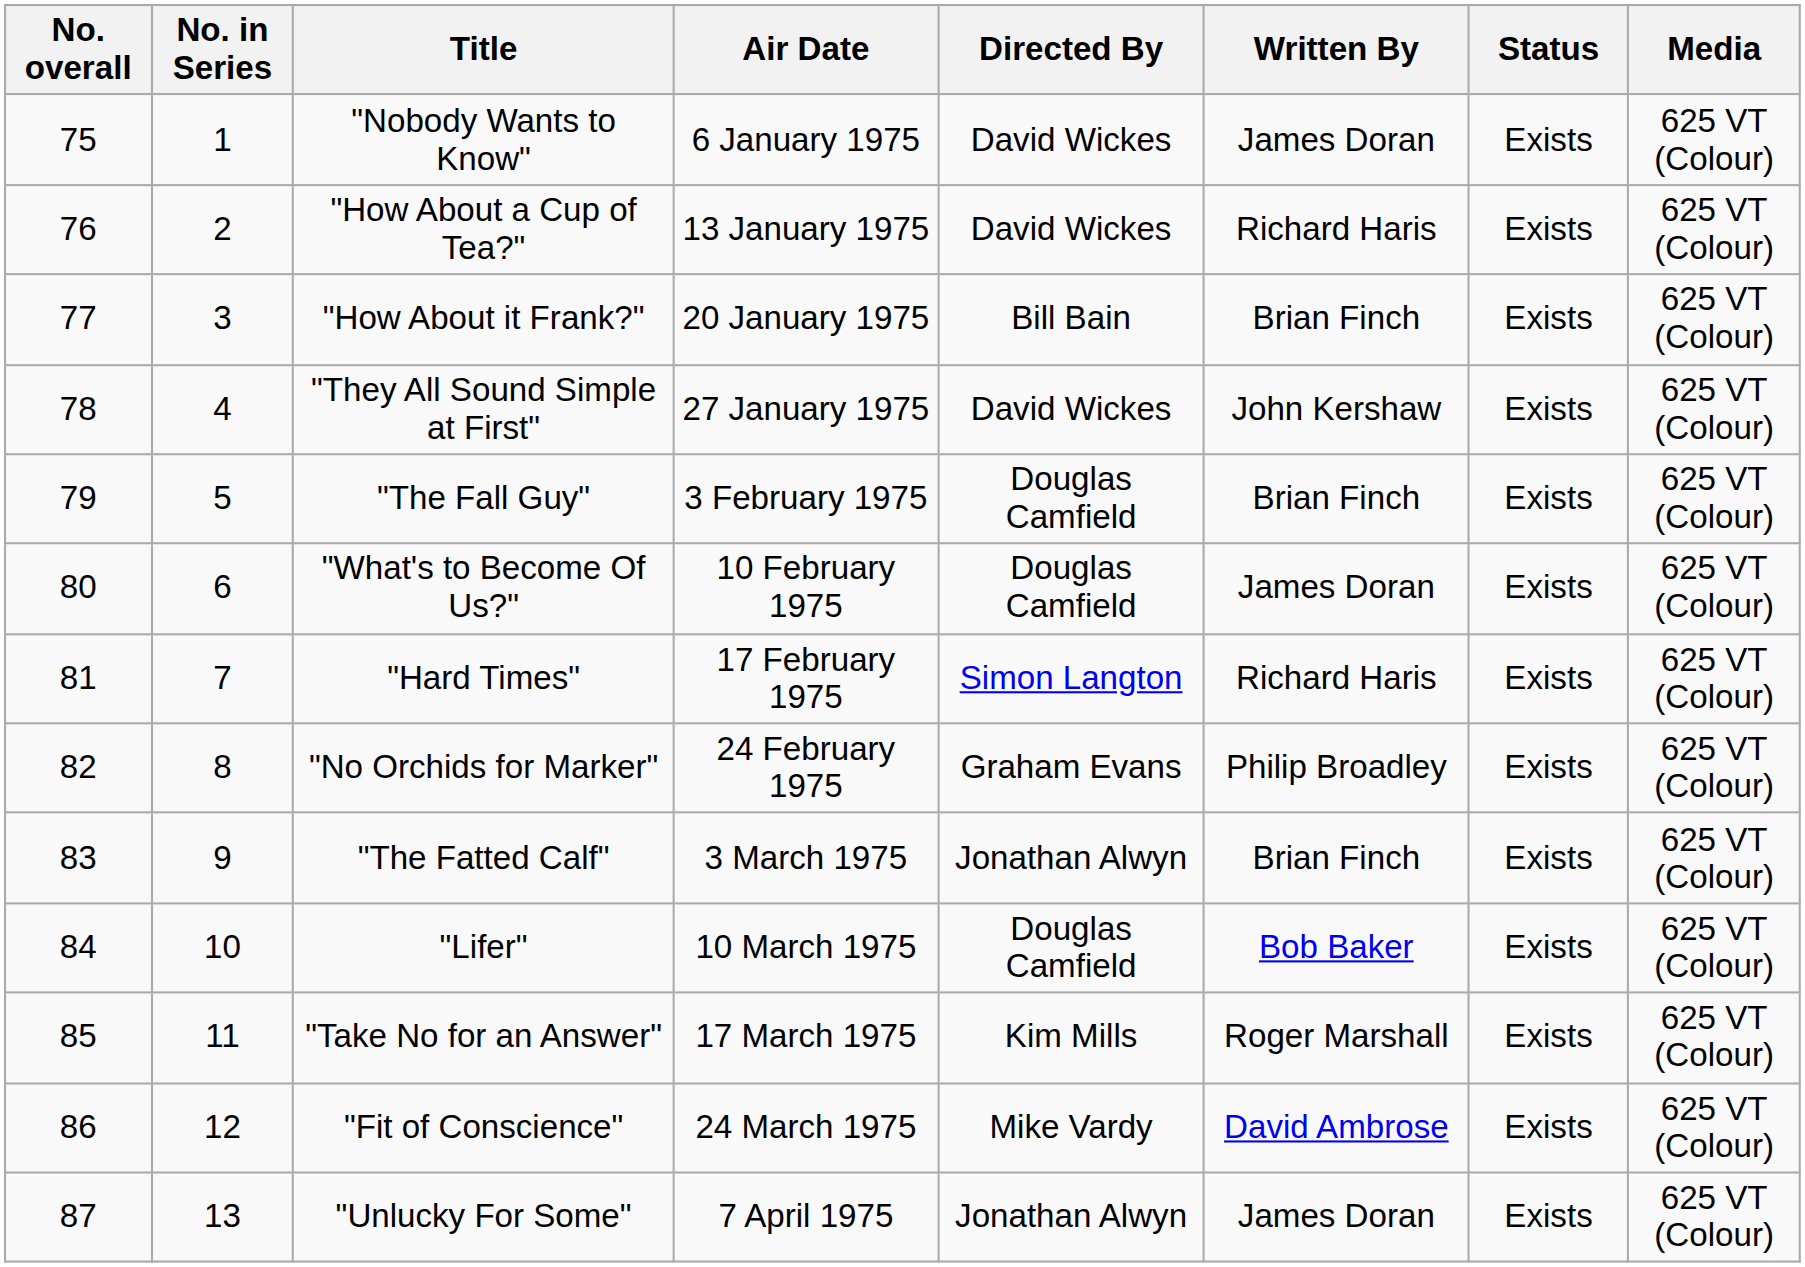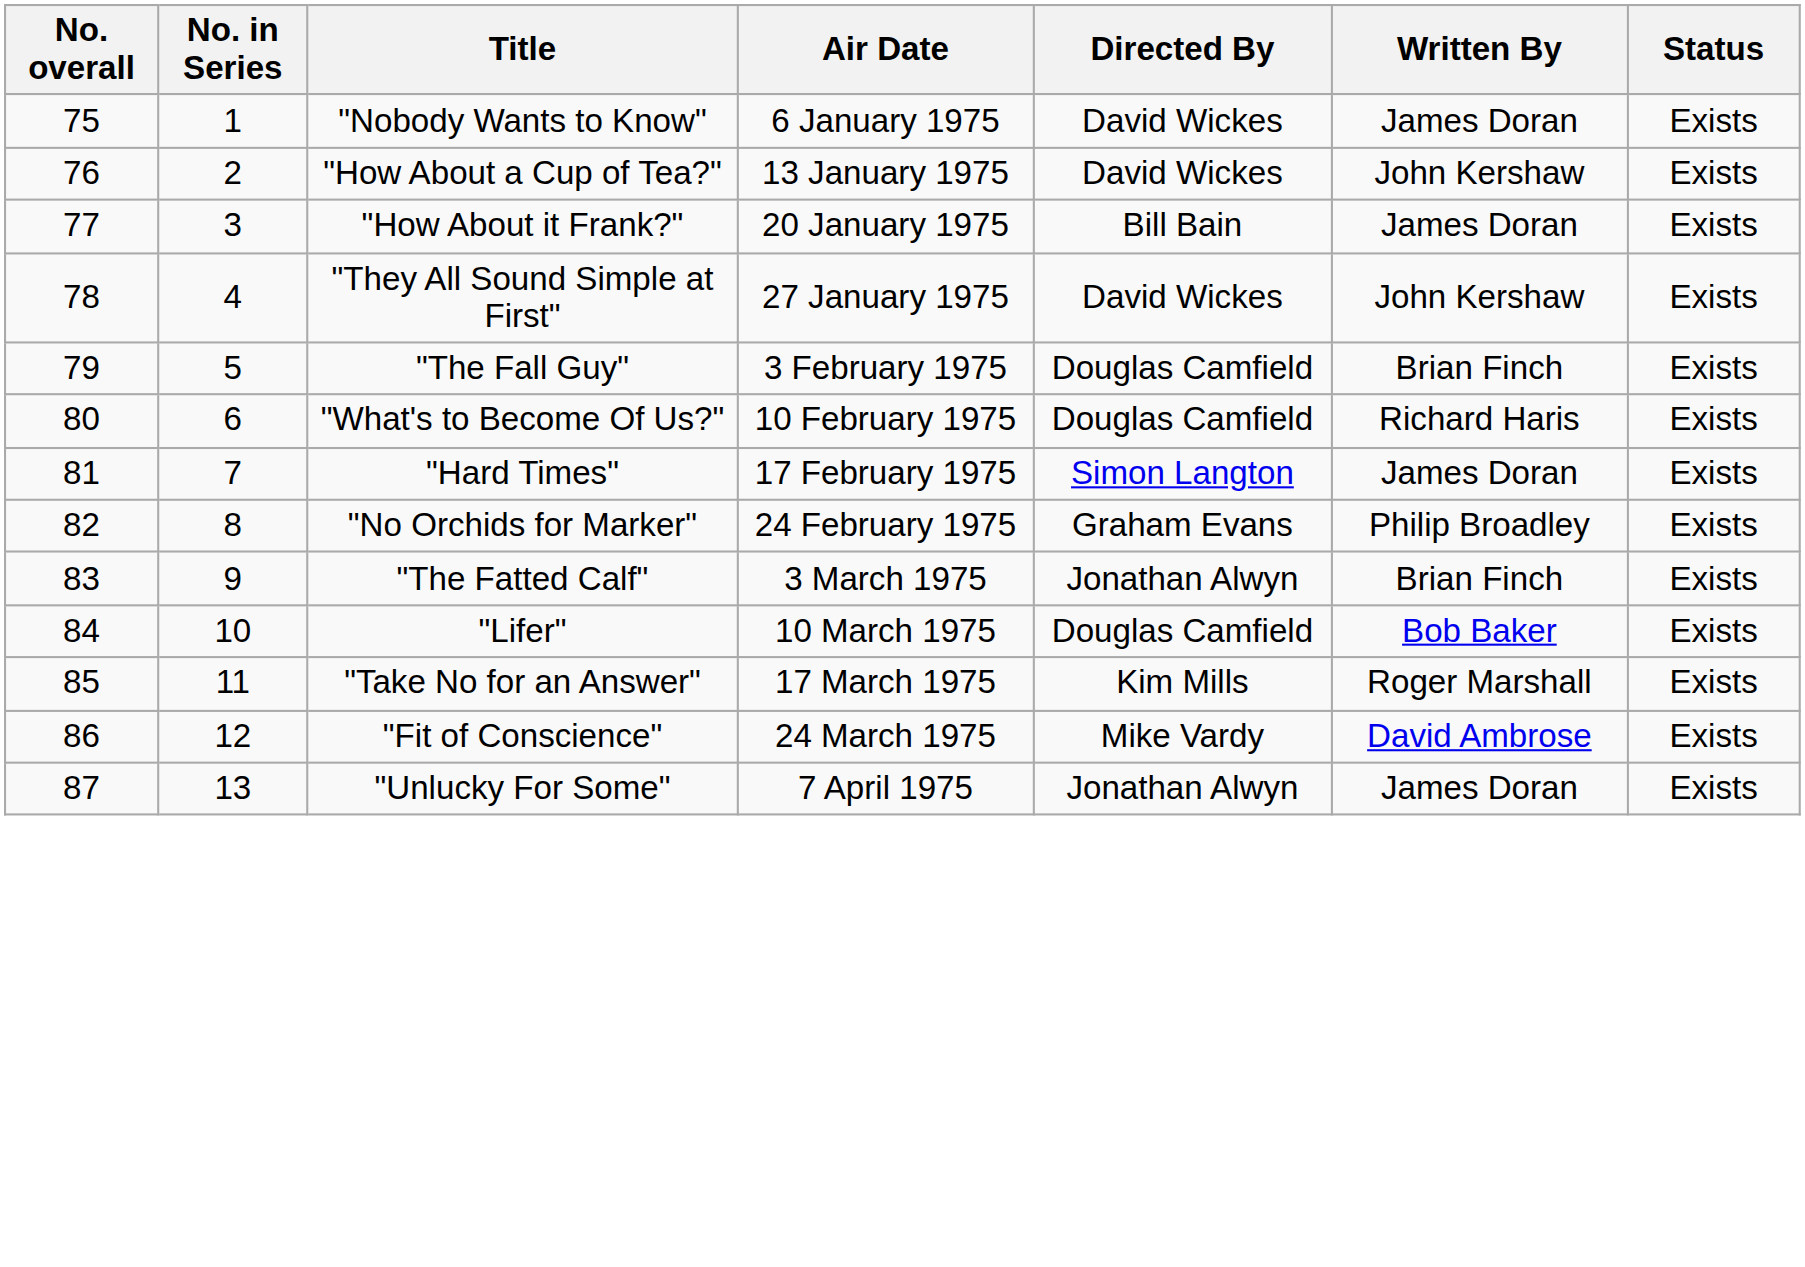- column: (1714, 49)
(1336, 228) Richard Haris -> (1479, 173) John Kershaw
(1336, 318) Brian Finch -> (1479, 225) James Doran
(1336, 588) James Doran -> (1479, 420) Richard Haris
(1336, 677) Richard Haris -> (1479, 472) James Doran
